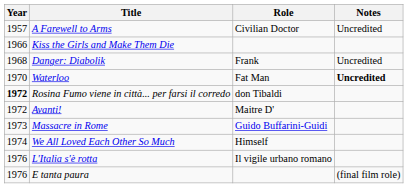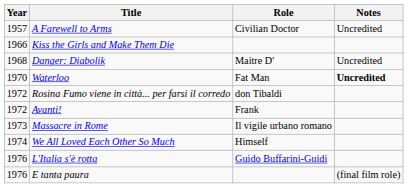(247, 61) Frank -> (255, 61) Maitre D'
(17, 93) bold -> (17, 93) normal
(255, 110) Maitre D' -> (247, 110) Frank
(281, 126) Guido Buffarini-Guidi -> (284, 126) Il vigile urbano romano
(284, 158) Il vigile urbano romano -> (281, 158) Guido Buffarini-Guidi
